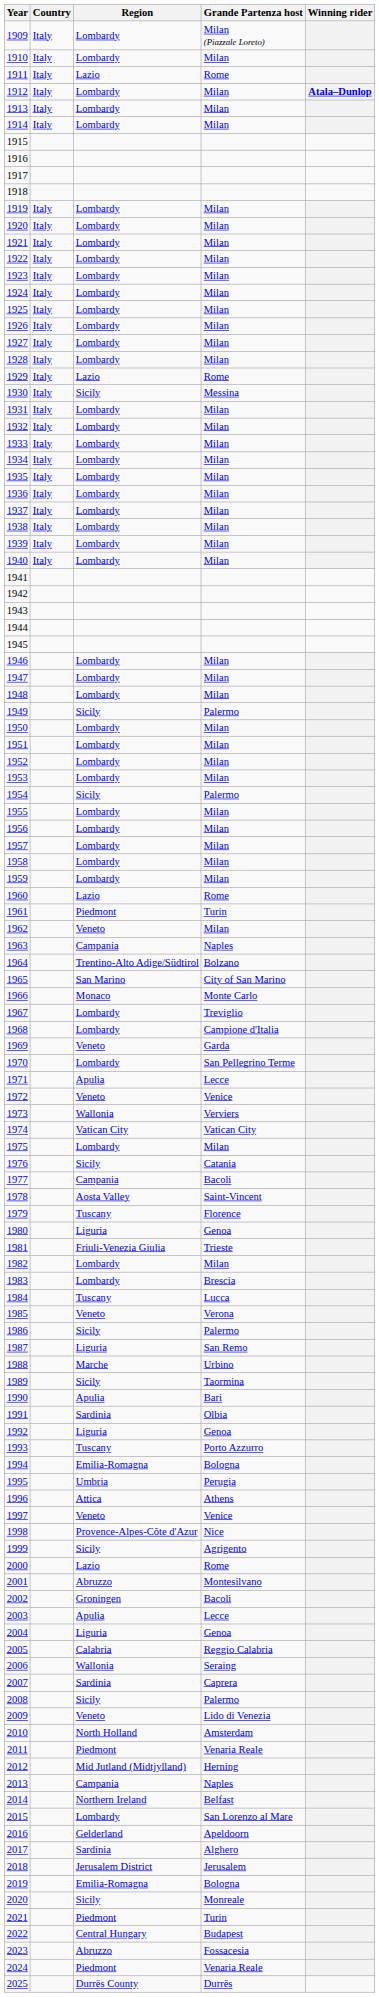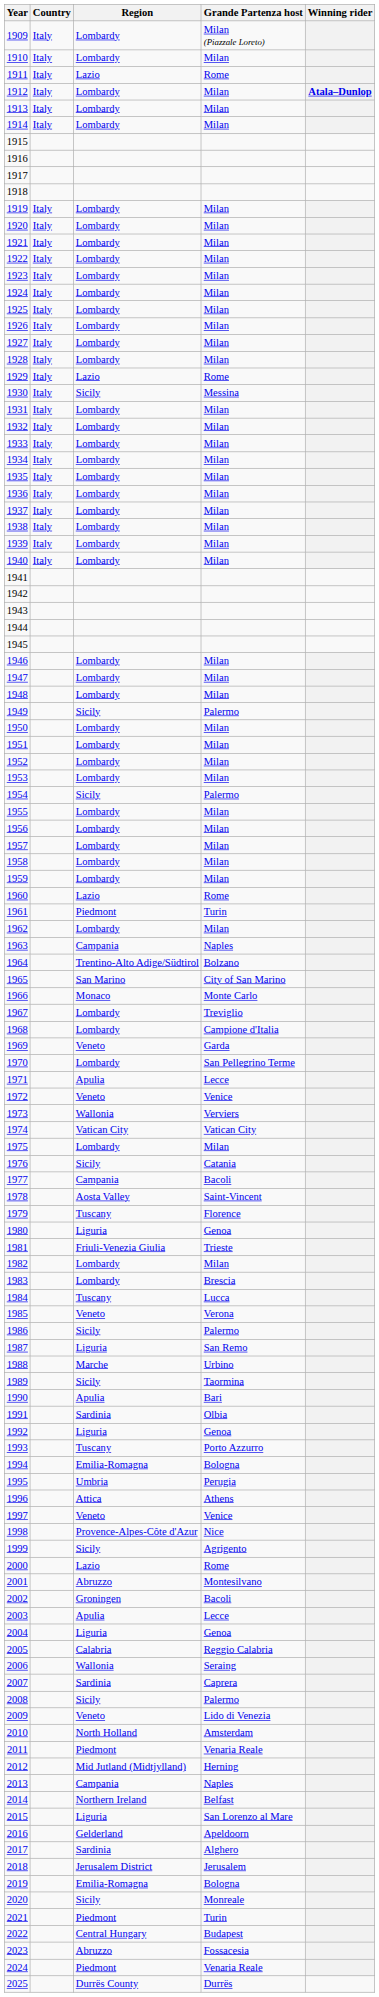(90, 929) Veneto -> (98, 929) Lombardy
(98, 1816) Lombardy -> (91, 1816) Liguria
